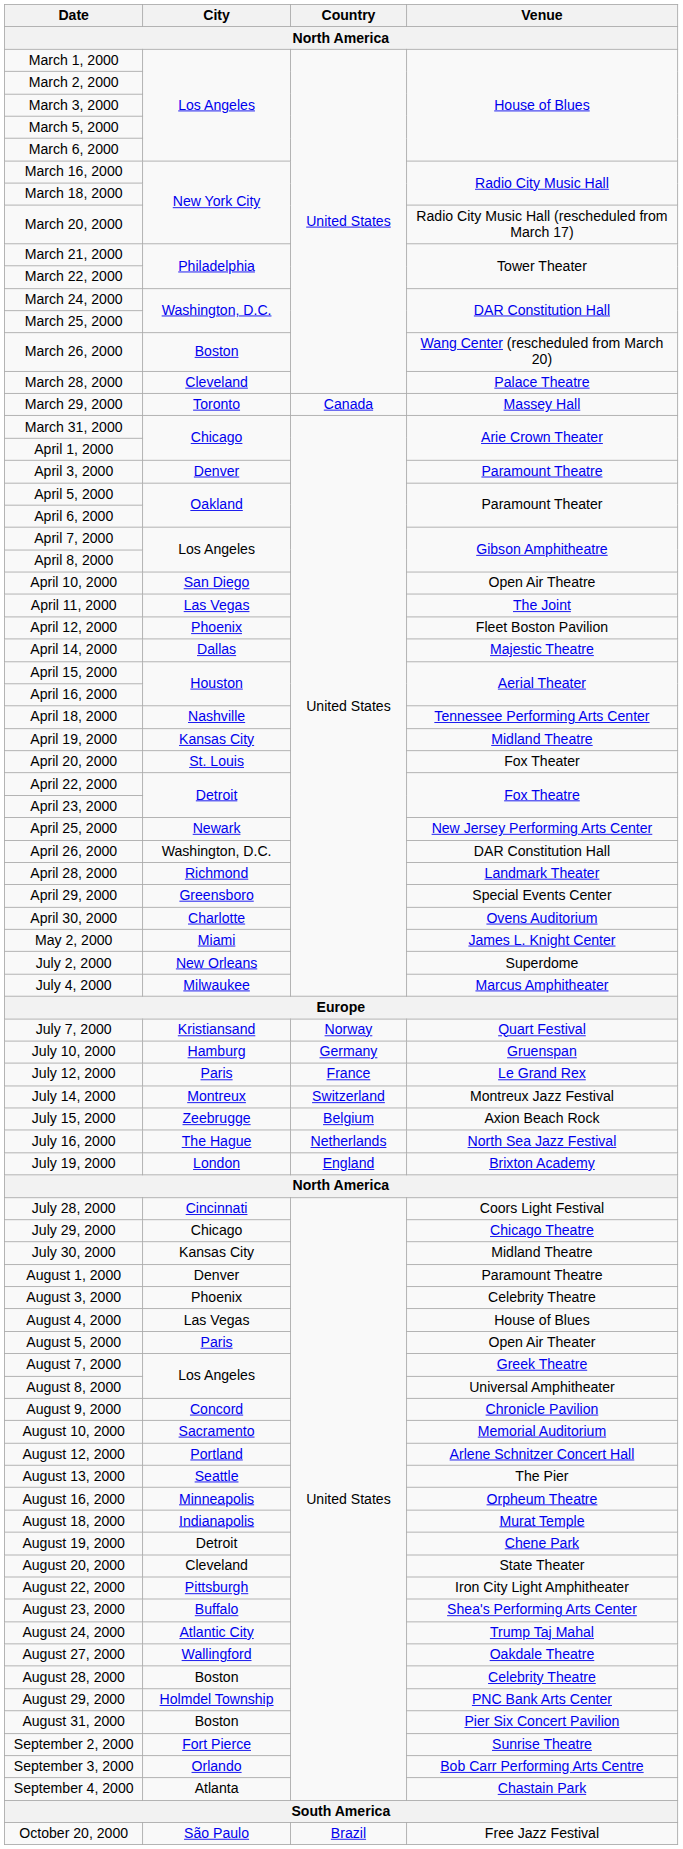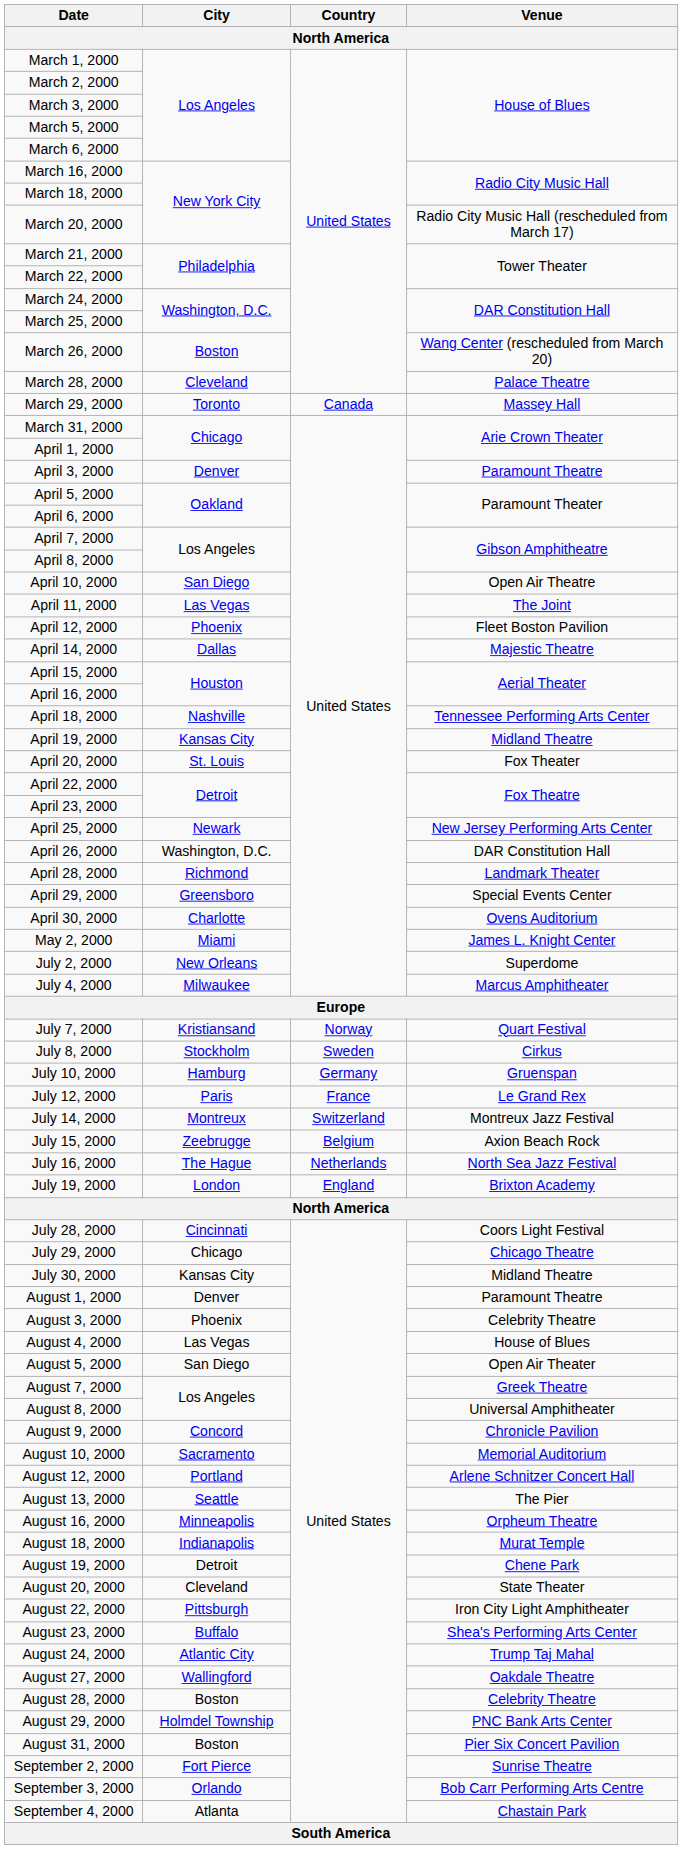+ row: (74, 1052)
(217, 1342) Paris -> (217, 1364) San Diego
- row: (74, 1833)
